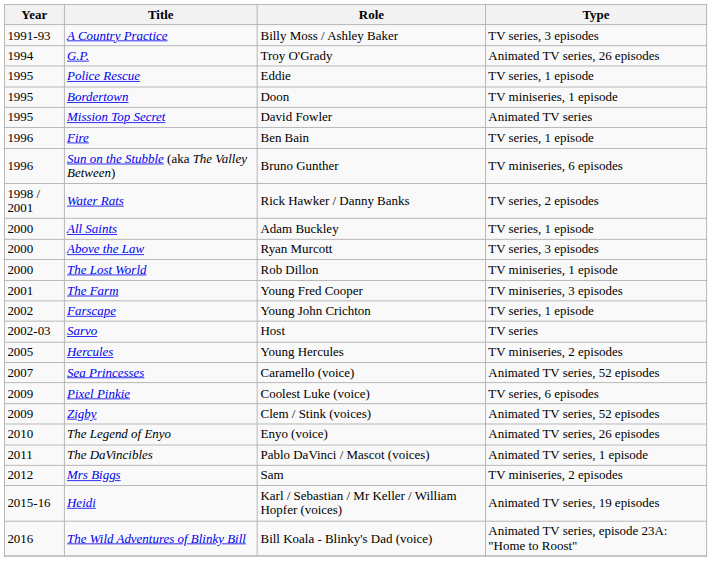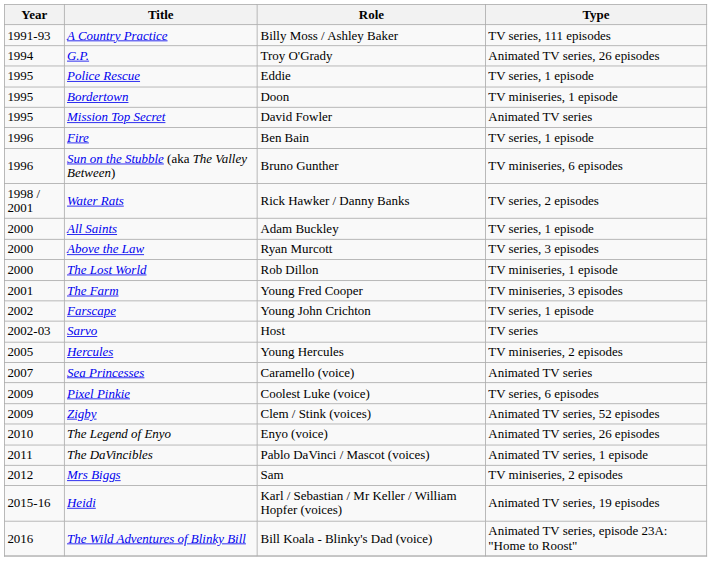(544, 35) TV series, 3 episodes -> (550, 35) TV series, 111 episodes
(574, 372) Animated TV series, 52 episodes -> (540, 372) Animated TV series
